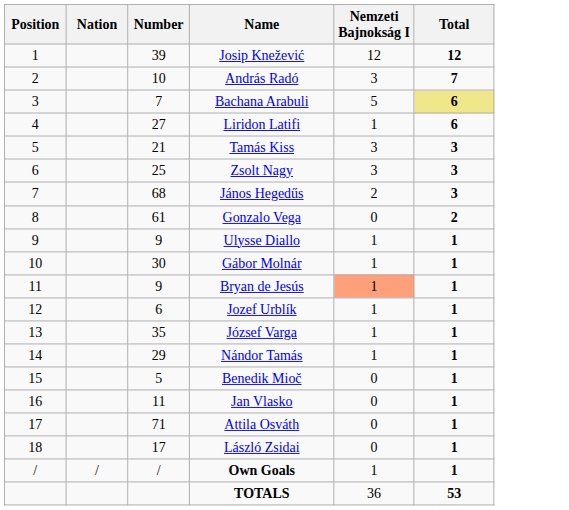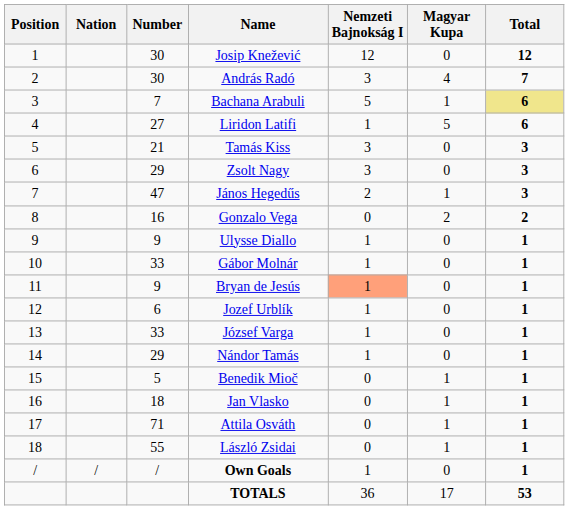+ column: (447, 24)
(159, 55) 39 -> (157, 55) 30
(159, 78) 10 -> (157, 78) 30
(159, 171) 25 -> (157, 171) 29
(159, 194) 68 -> (157, 194) 47
(159, 217) 61 -> (157, 217) 16
(159, 263) 30 -> (157, 263) 33
(159, 332) 35 -> (157, 332) 33
(159, 401) 11 -> (157, 401) 18
(159, 447) 17 -> (157, 447) 55
